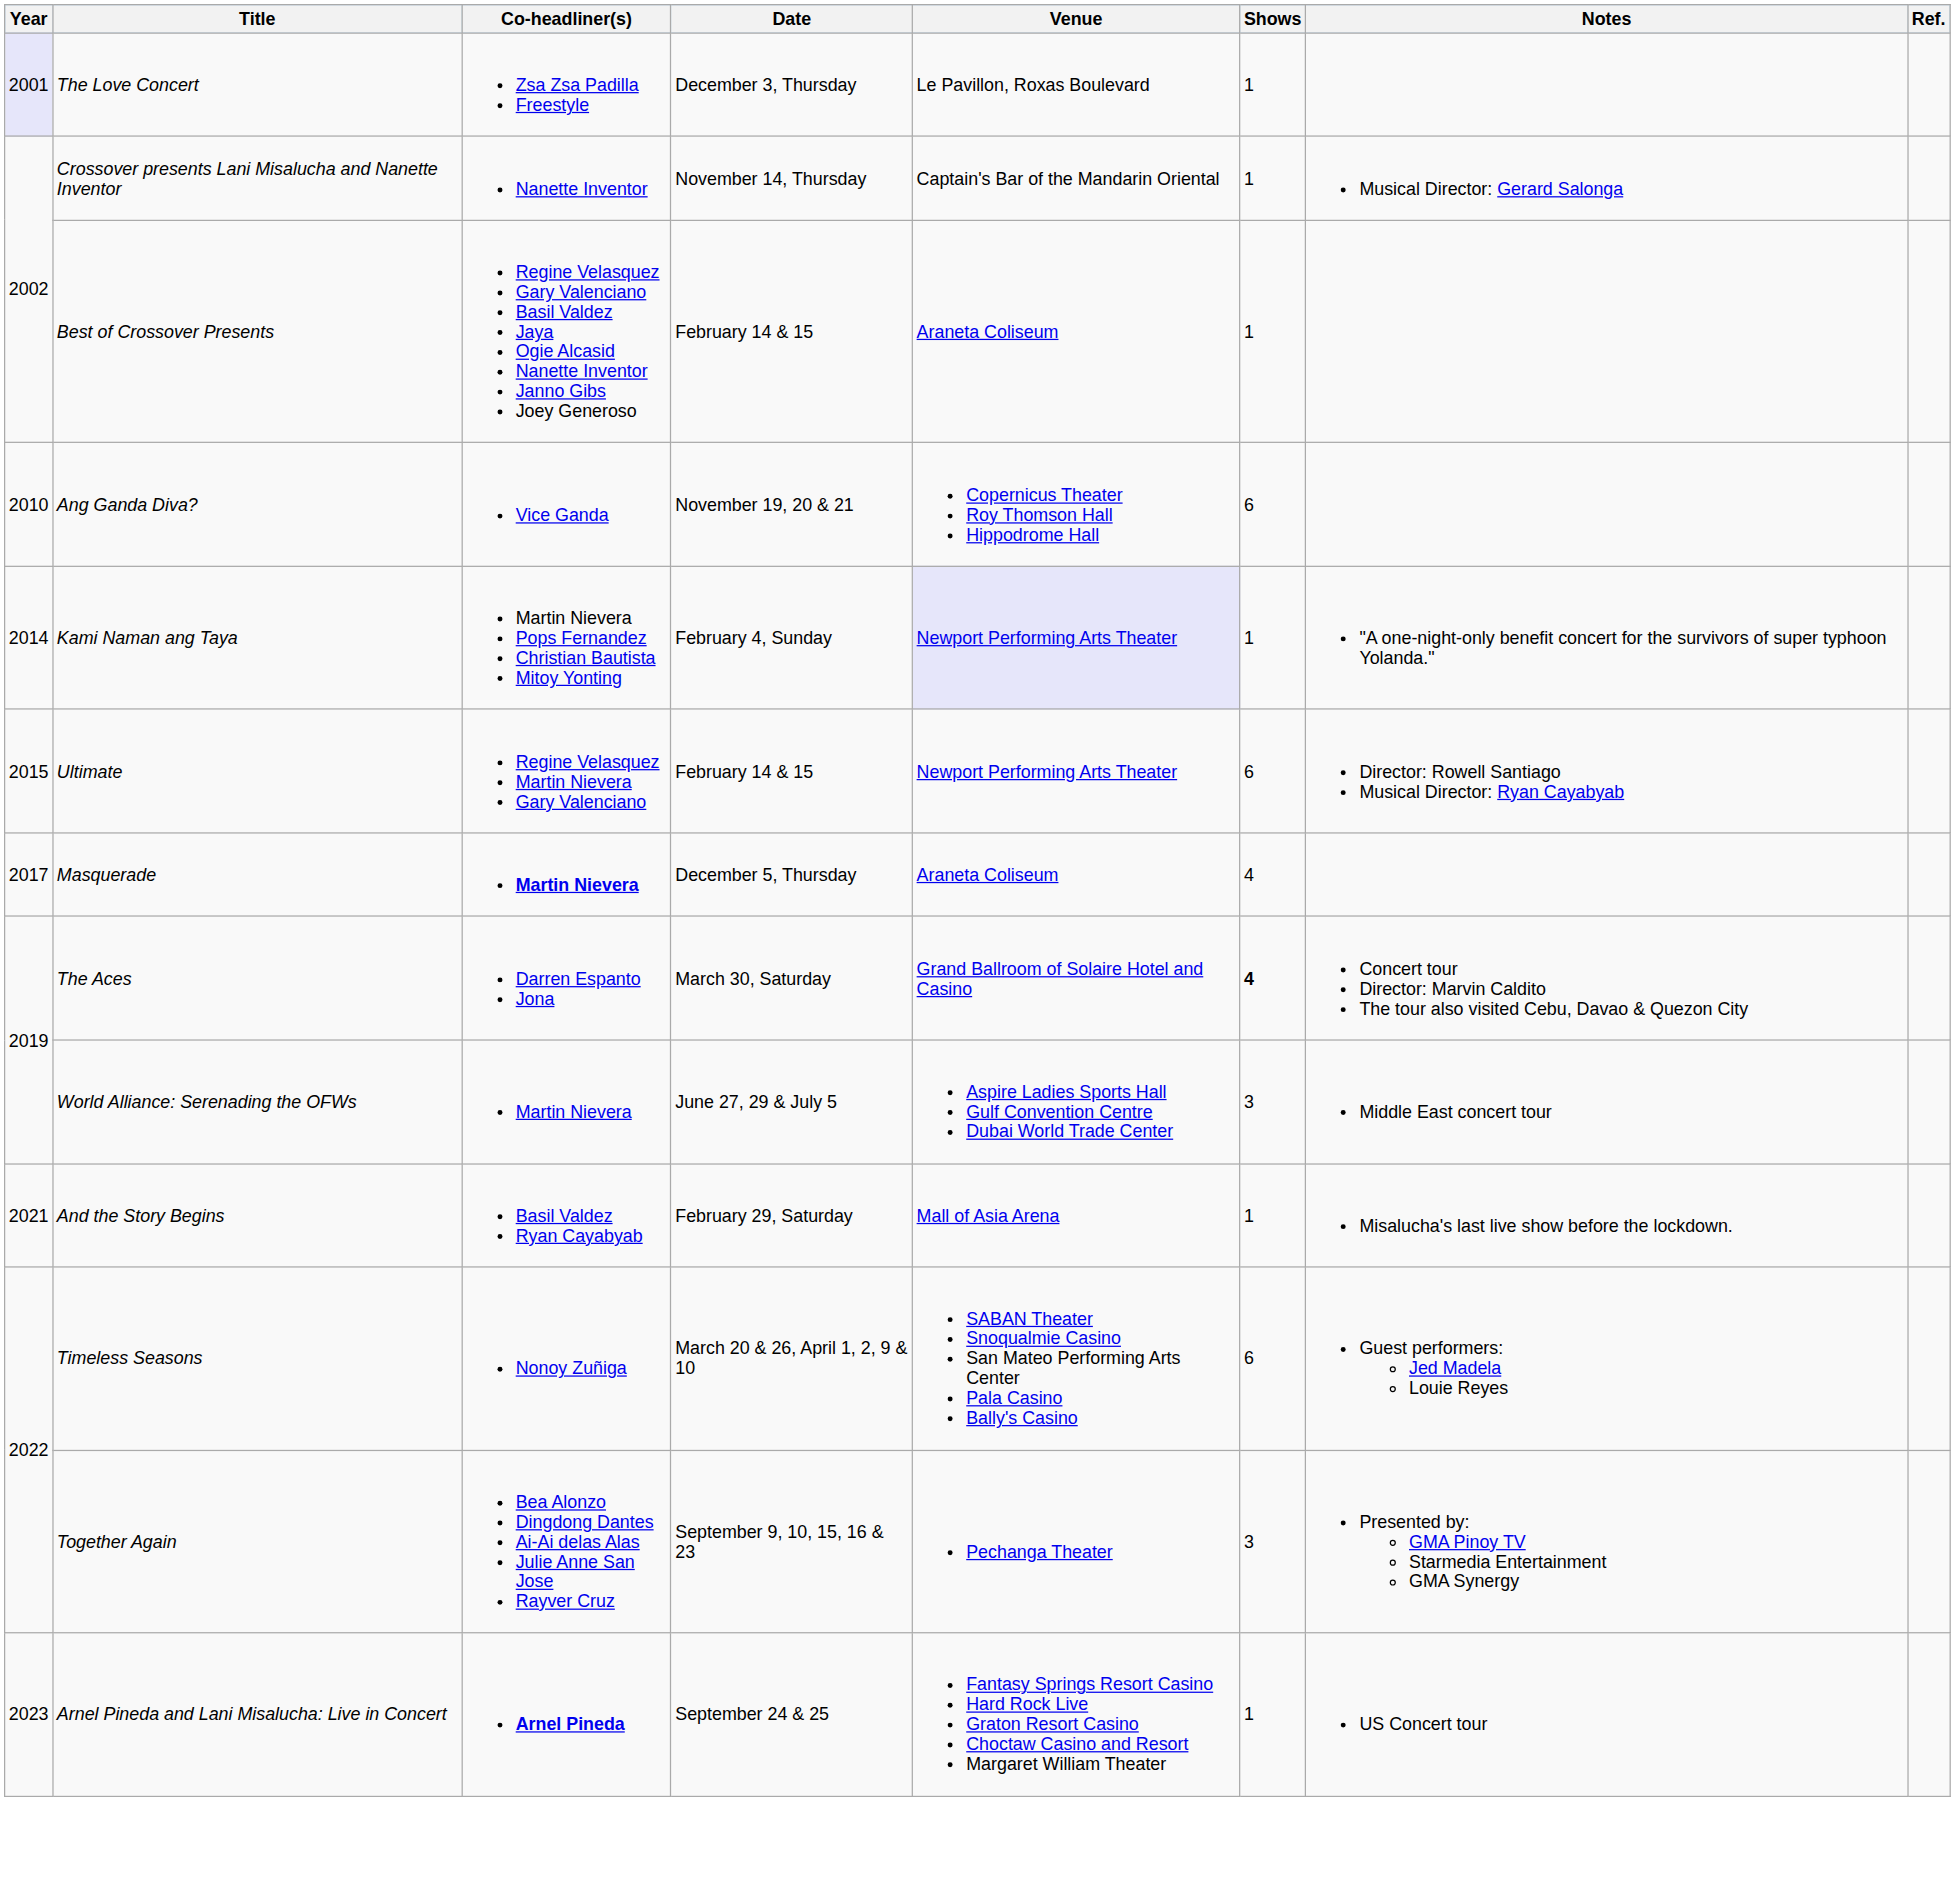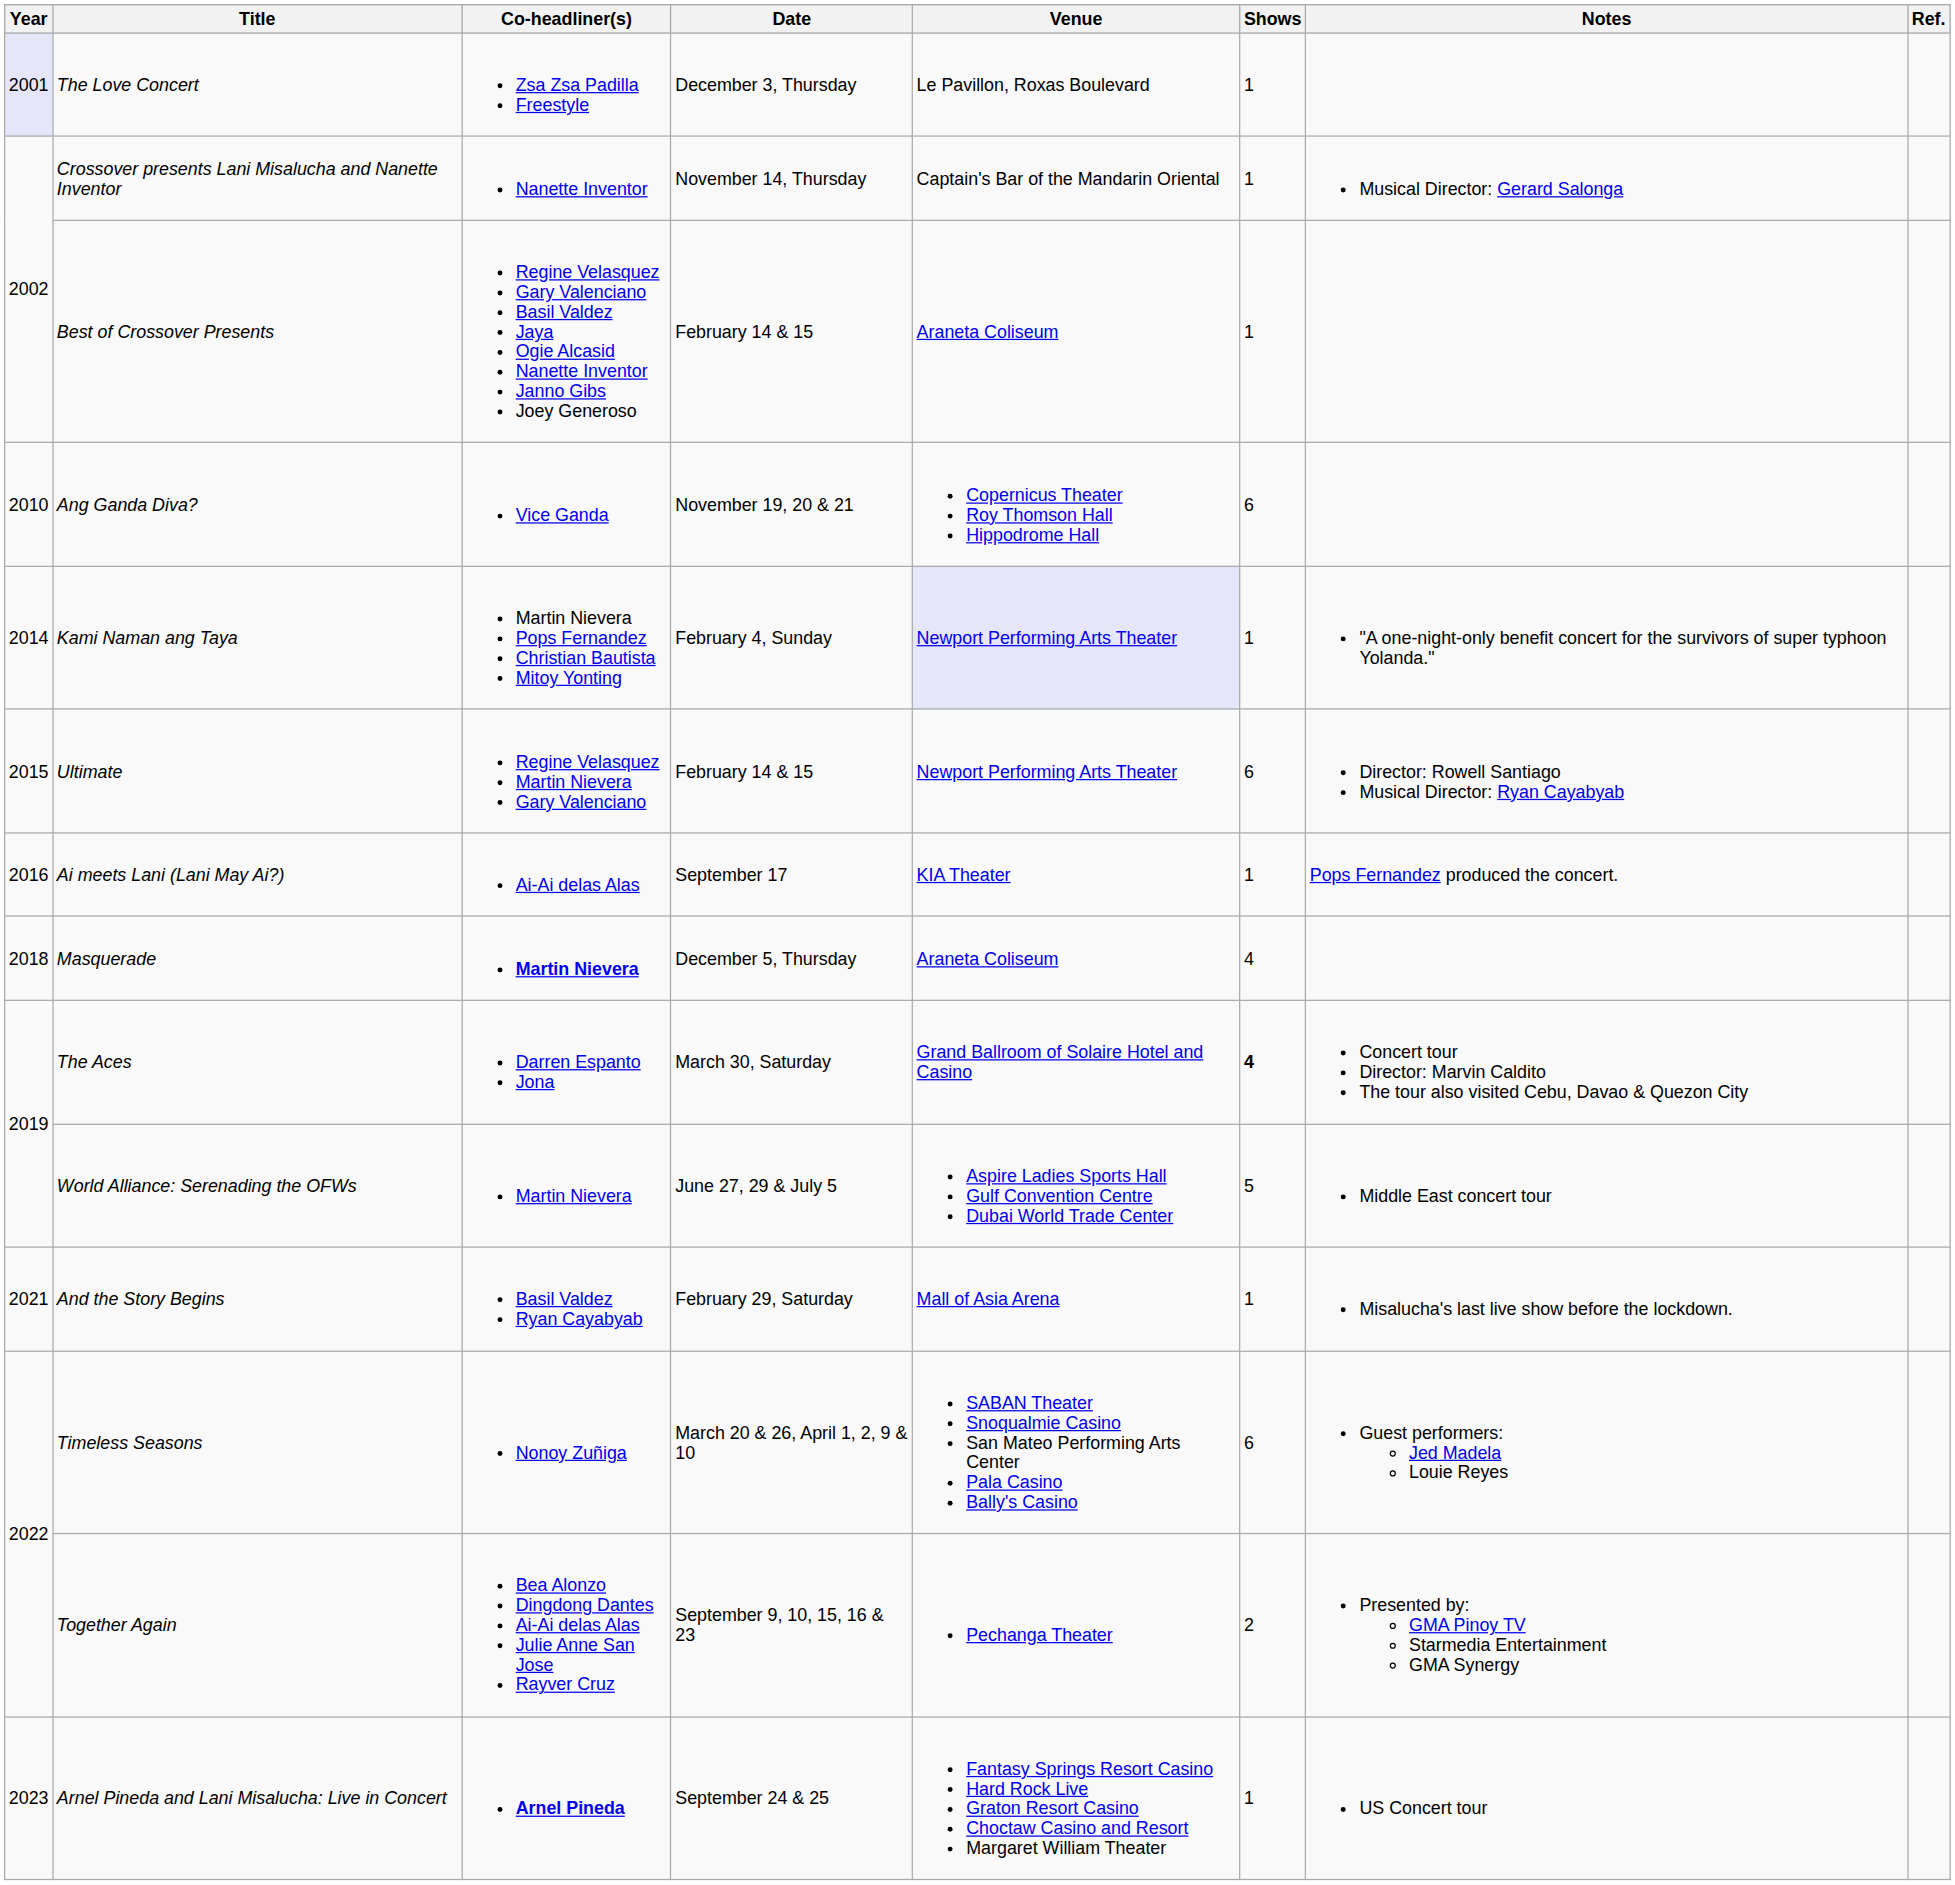+ row: (171, 875)
(29, 875) 2017 -> (29, 959) 2018
(1273, 1102) 3 -> (1273, 1186) 5
(1273, 1542) 3 -> (1273, 1626) 2
